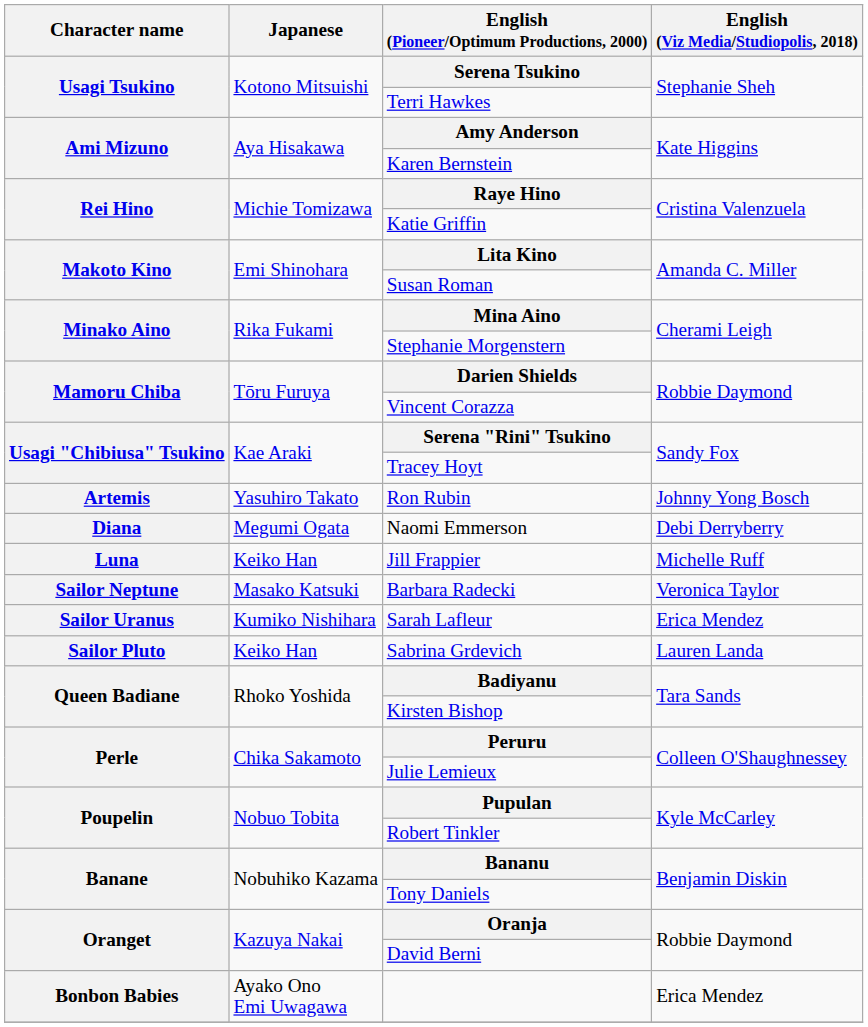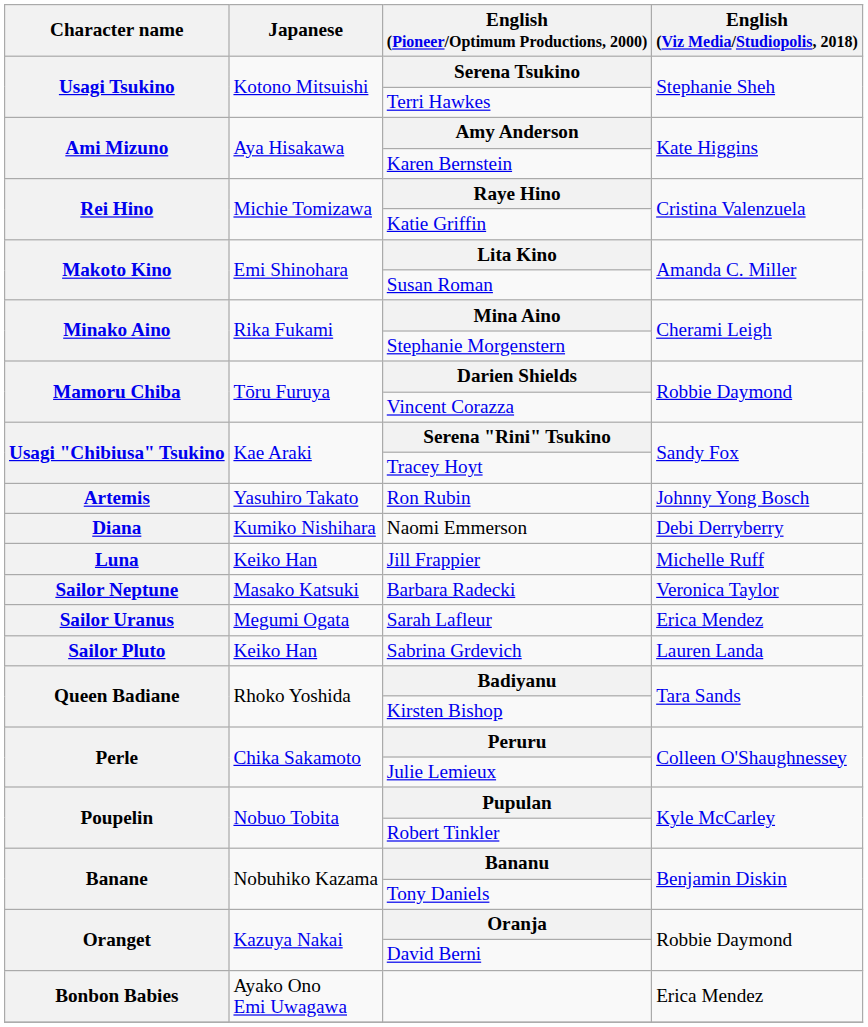(291, 528) Megumi Ogata -> (305, 528) Kumiko Nishihara
(305, 619) Kumiko Nishihara -> (291, 619) Megumi Ogata
